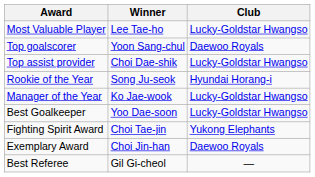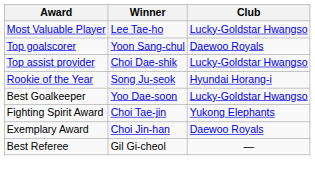- row: (54, 96)
